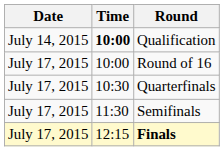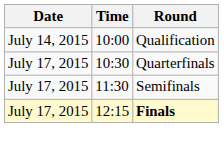(113, 39) bold -> (112, 39) normal
- row: (174, 63)
